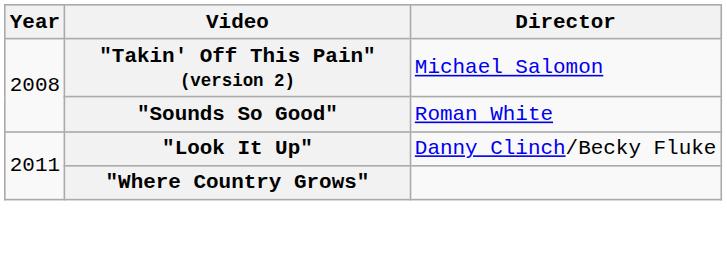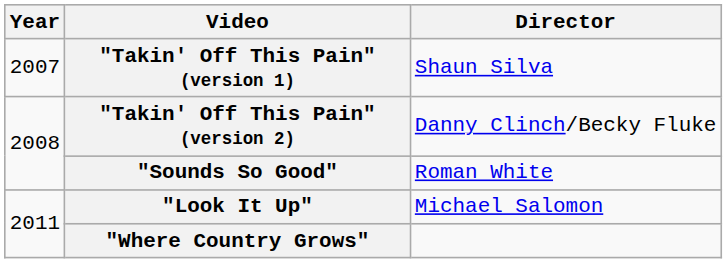+ row: (237, 67)
(509, 68) Michael Salomon -> (566, 126) Danny Clinch/Becky Fluke
(566, 148) Danny Clinch/Becky Fluke -> (509, 207) Michael Salomon
